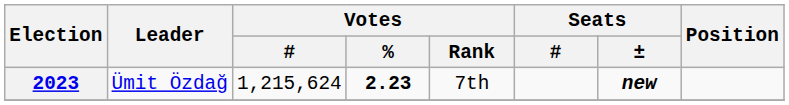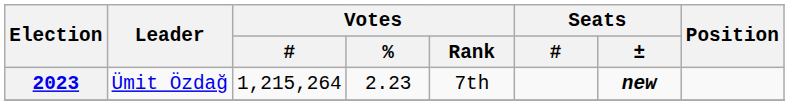(289, 84) 1,215,624 -> (289, 84) 1,215,264
(388, 84) bold -> (388, 84) normal
